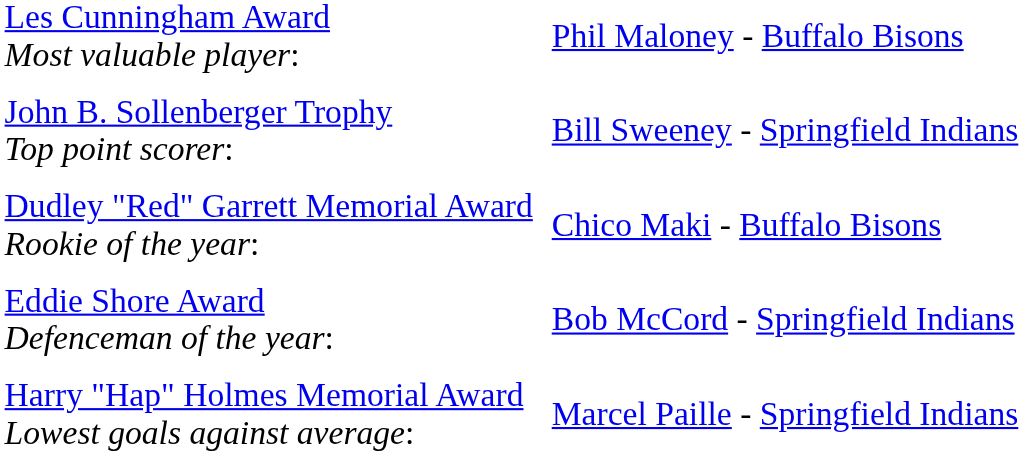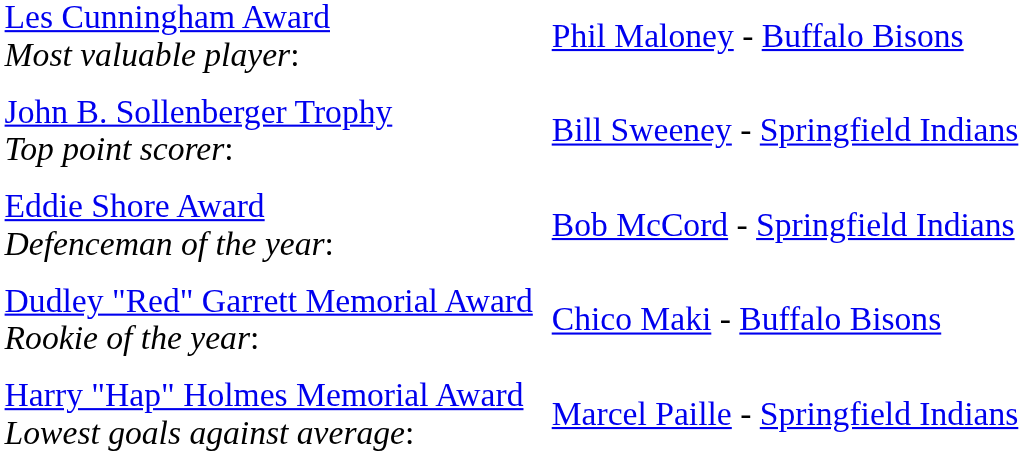rows swapped: (269, 224) <-> (169, 319)
